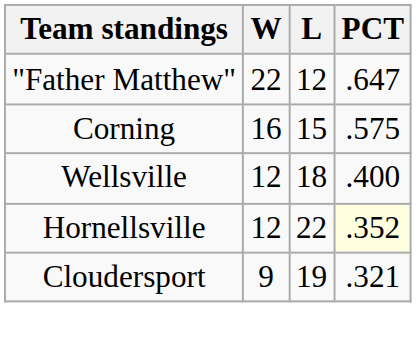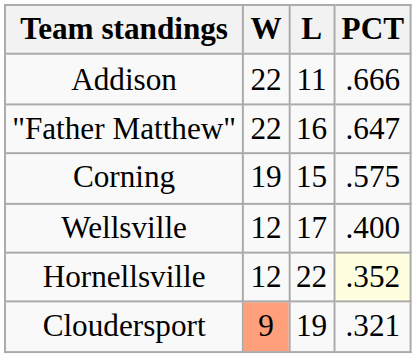+ row: (124, 78)
(312, 78) 12 -> (312, 128) 16
(266, 128) 16 -> (266, 177) 19
(312, 177) 18 -> (312, 227) 17
(266, 276) no background -> (266, 326) lightsalmon background
